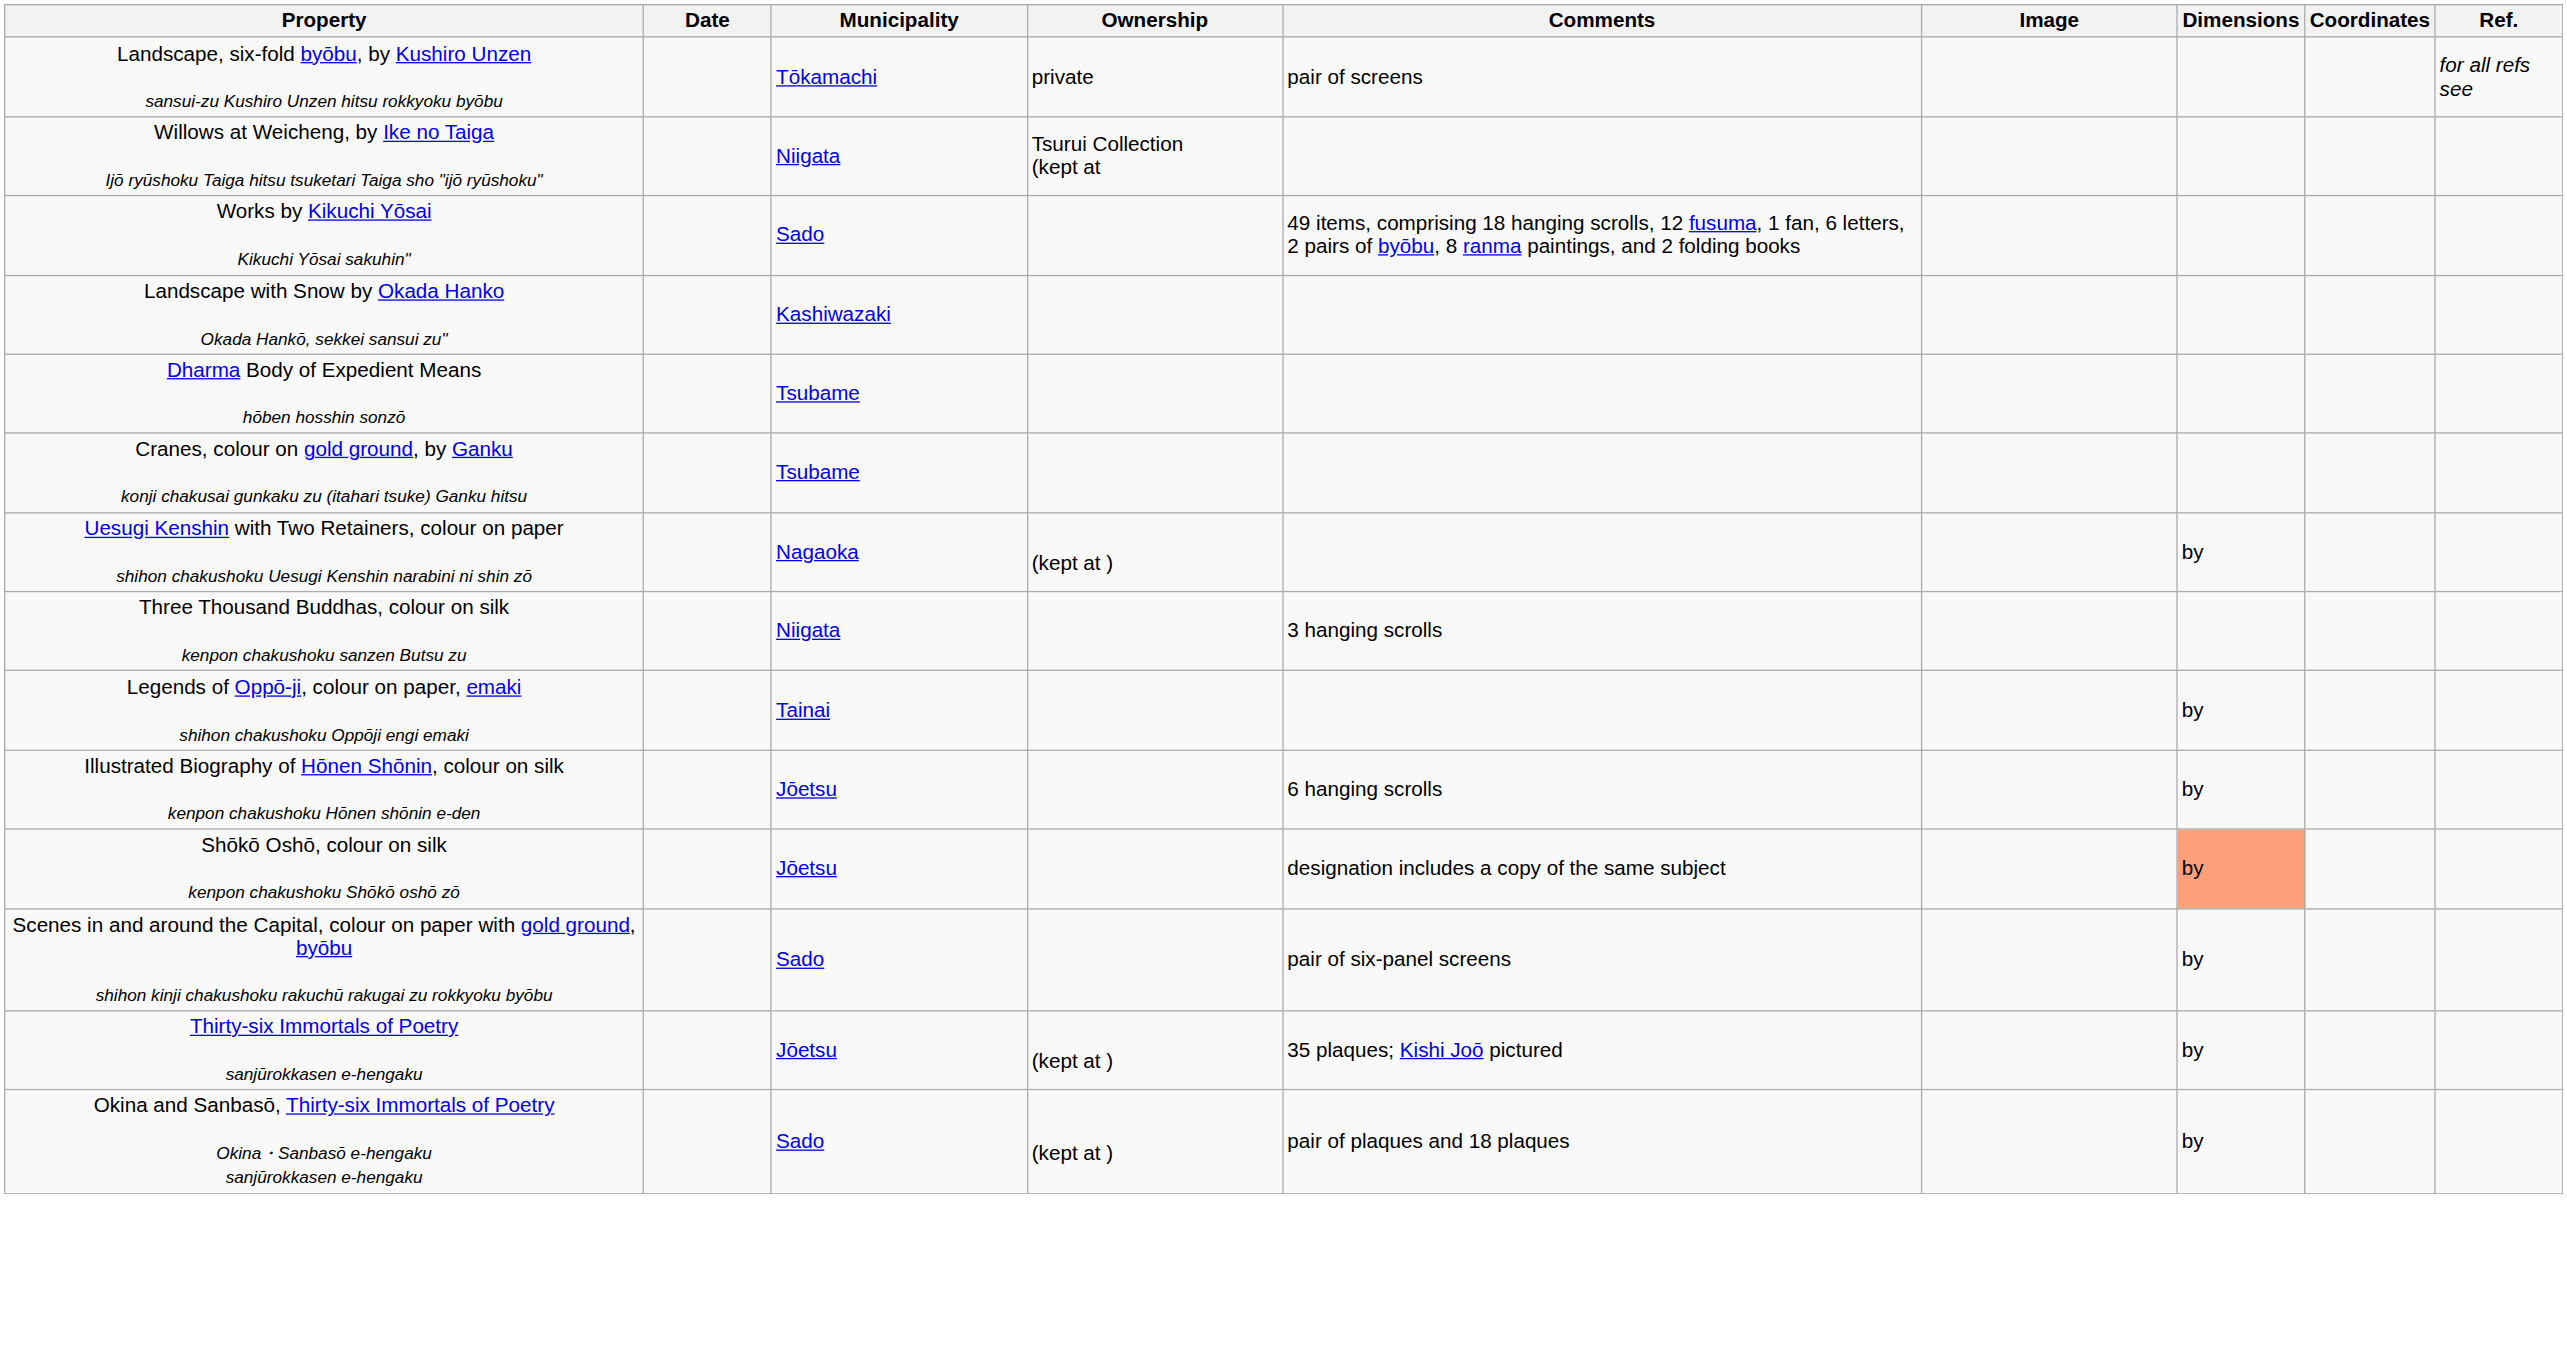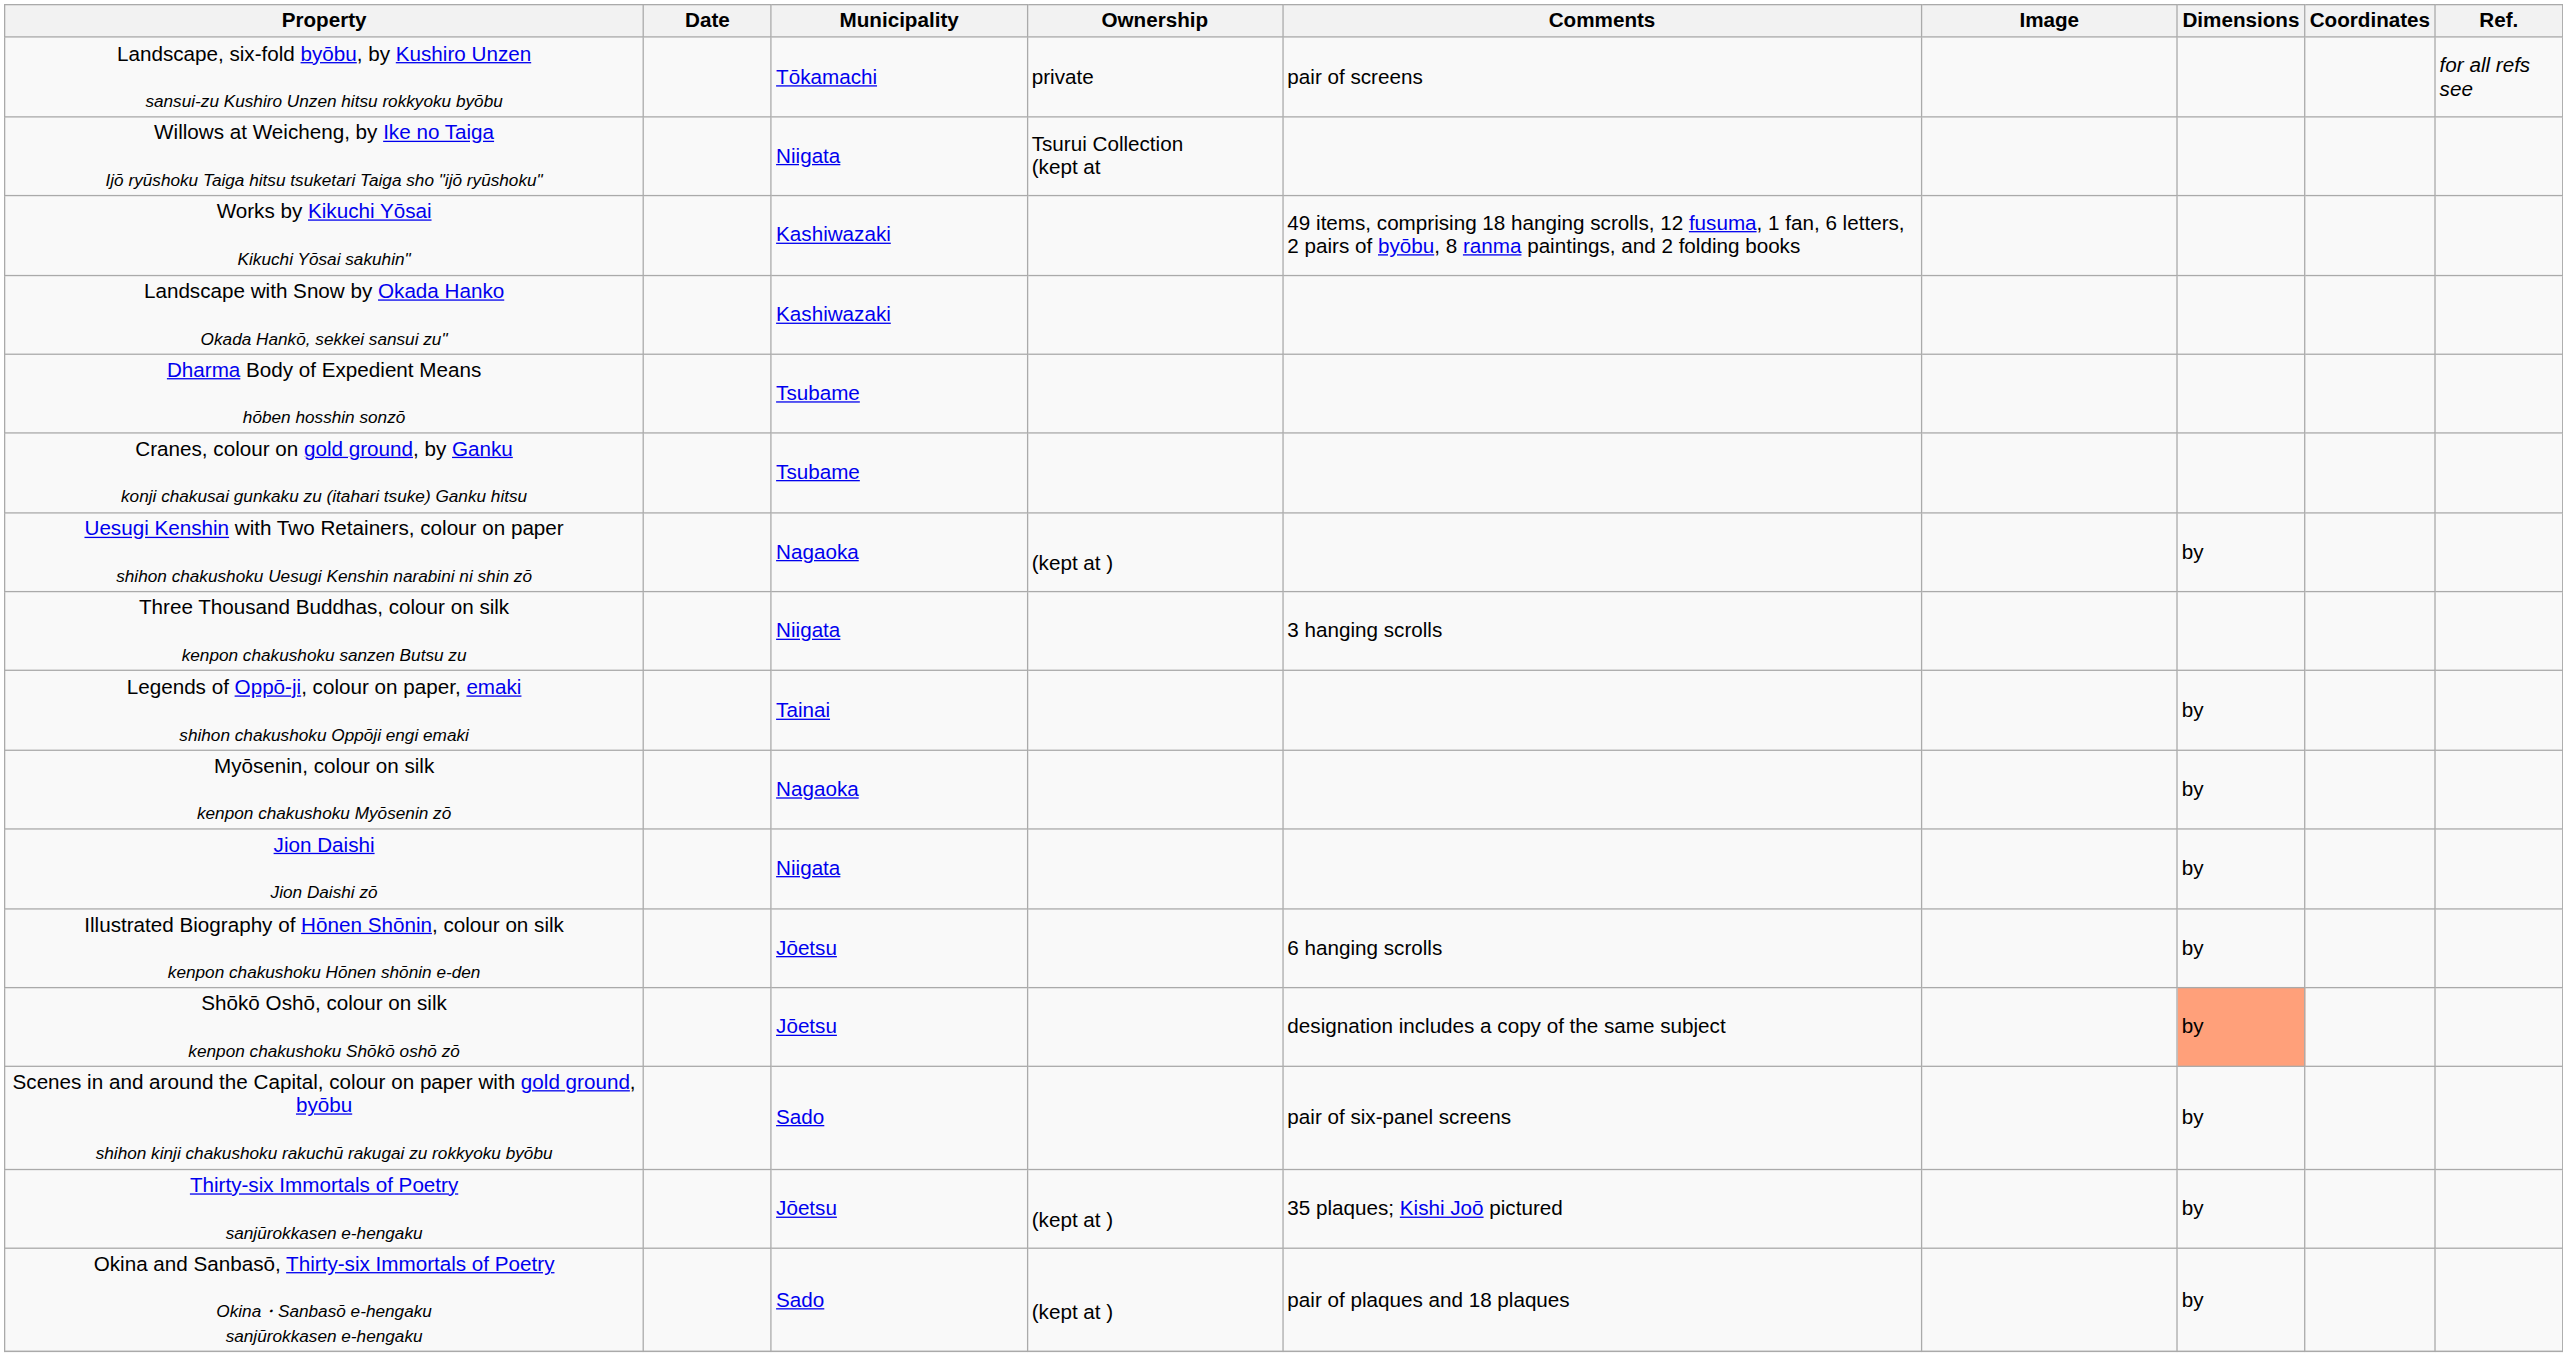(800, 235) Sado -> (833, 235) Kashiwazaki
+ row: (324, 789)
+ row: (324, 868)
